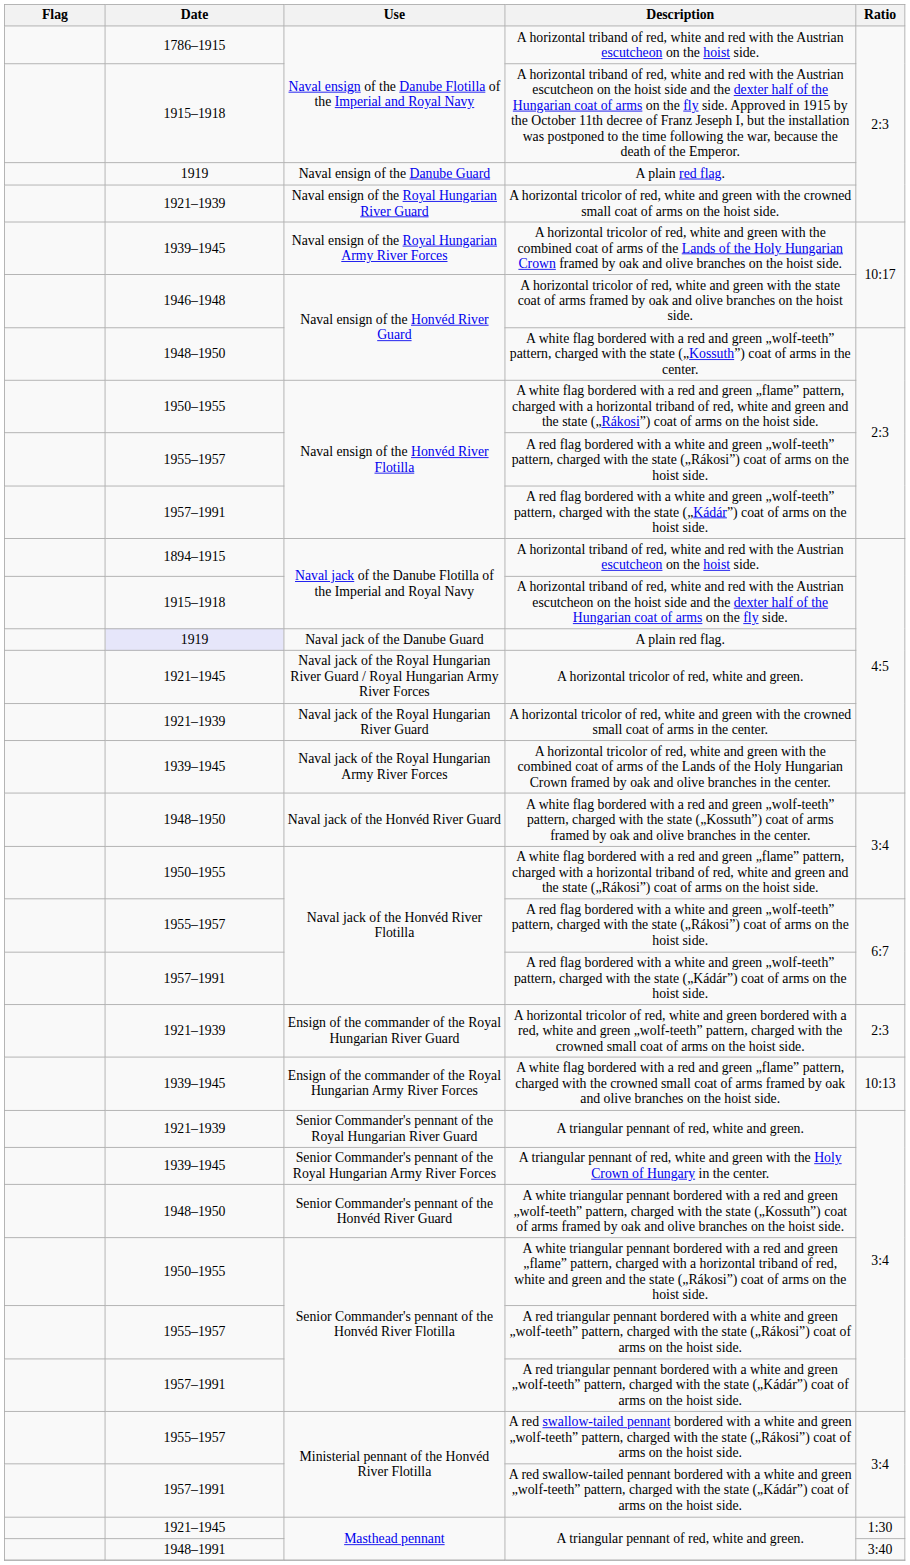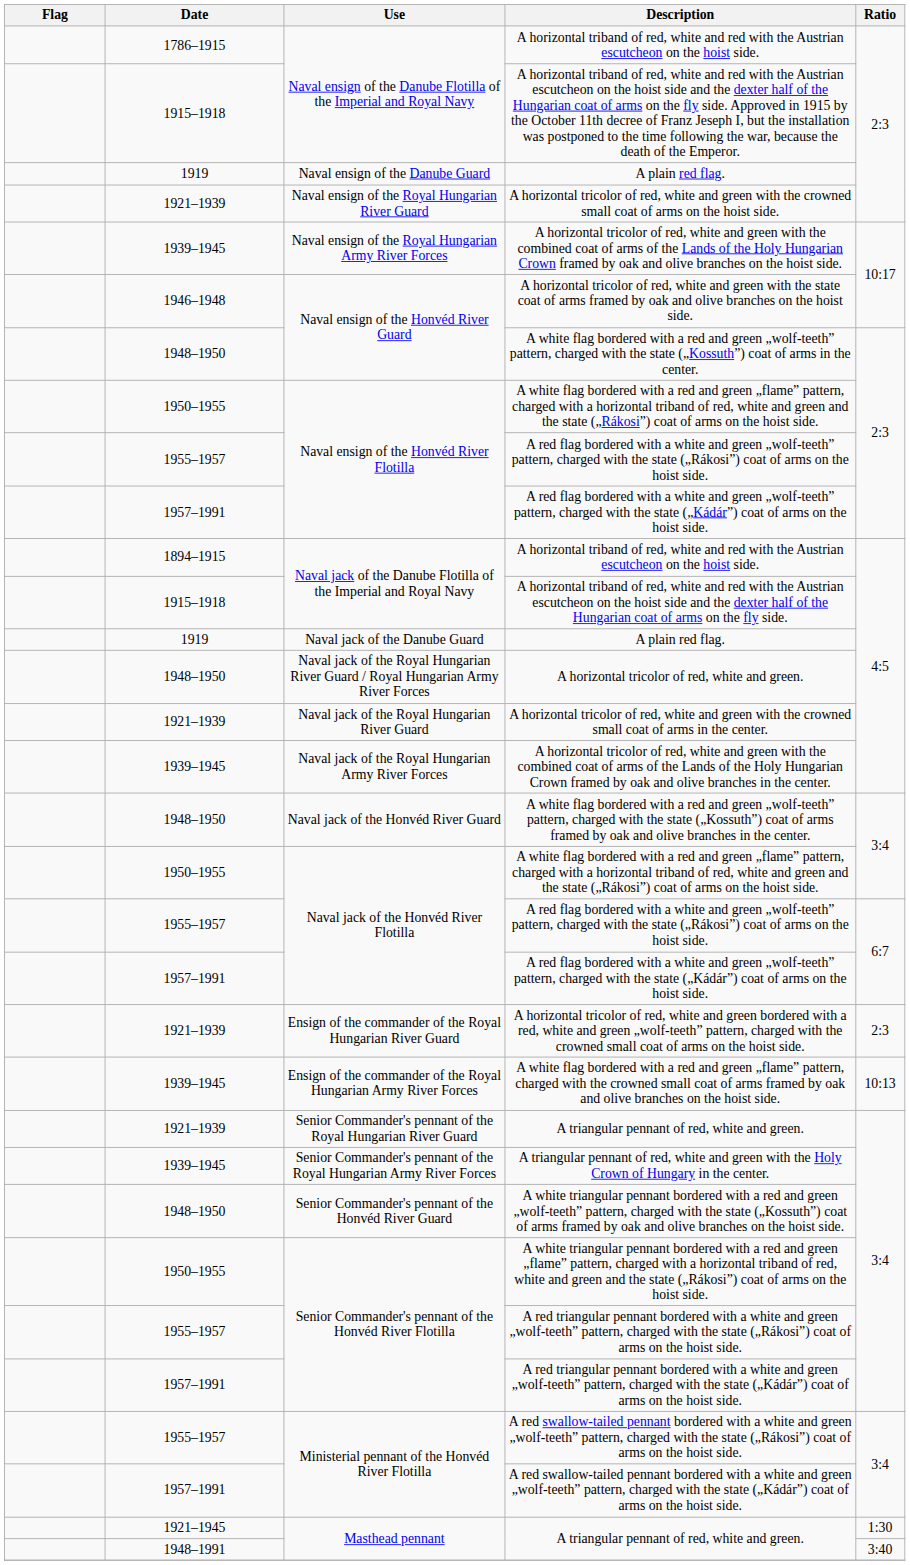(195, 639) lavender background -> (195, 639) no background
(195, 676) 1921–1945 -> (195, 676) 1948–1950
